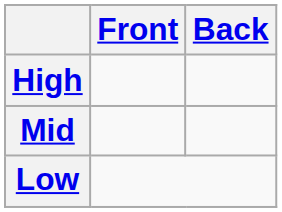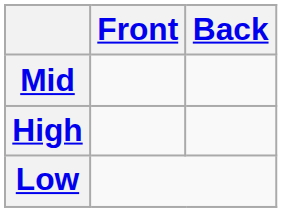rows swapped: (47, 79) <-> (47, 130)
